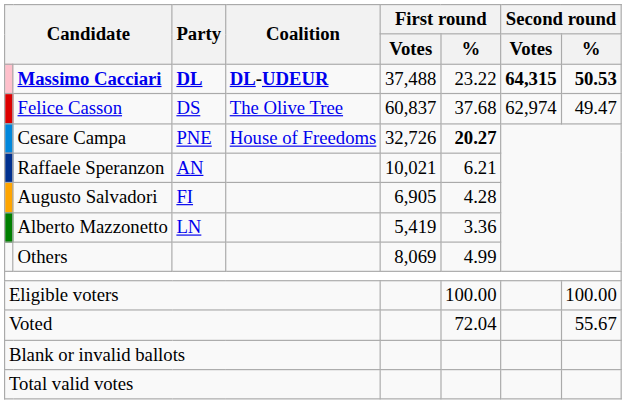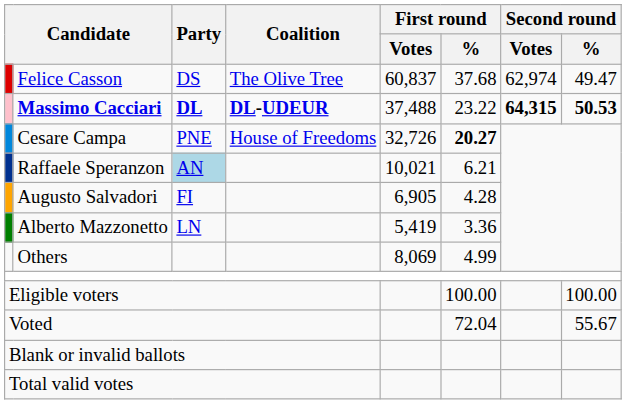rows swapped: (70, 108) <-> (90, 78)
(190, 167) no background -> (190, 167) lightblue background
